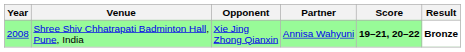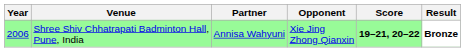columns swapped: (319, 13) <-> (246, 13)
(18, 34) 2008 -> (18, 34) 2006
